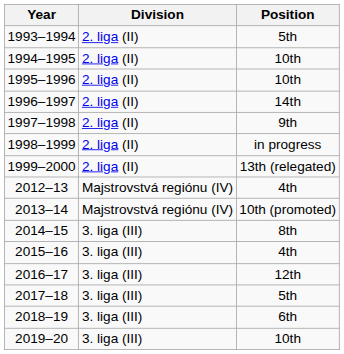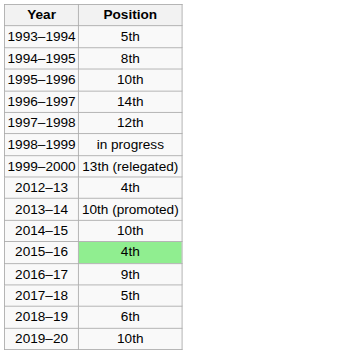- column: (157, 15)
(288, 58) 10th -> (130, 58) 8th
(288, 123) 9th -> (130, 123) 12th
(288, 230) 8th -> (130, 230) 10th
(288, 252) no background -> (130, 252) lightgreen background
(288, 274) 12th -> (130, 274) 9th
